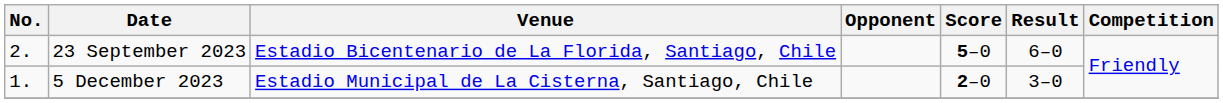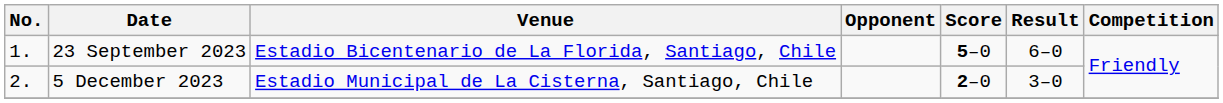(21, 51) 2. -> (21, 51) 1.
(21, 82) 1. -> (21, 82) 2.
